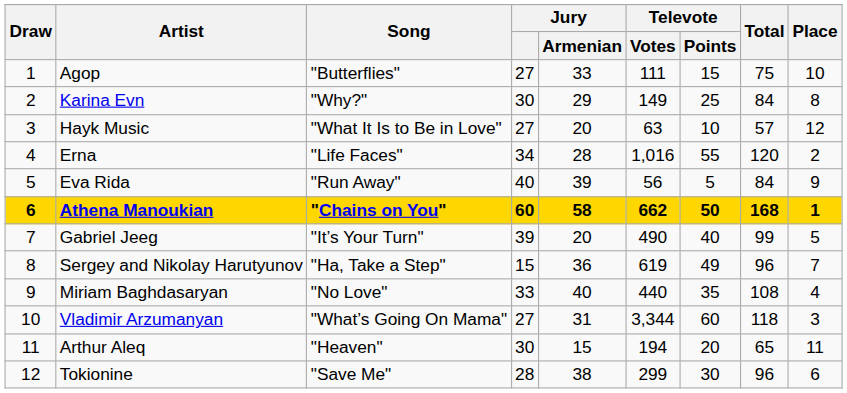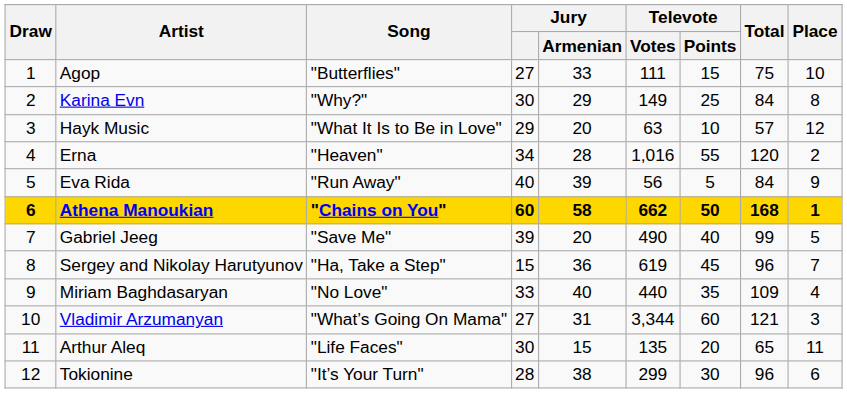(525, 127) 27 -> (525, 127) 29
(357, 155) "Life Faces" -> (347, 155) "Heaven"
(367, 237) "It’s Your Turn" -> (351, 237) "Save Me"
(710, 264) 49 -> (710, 264) 45
(764, 292) 108 -> (764, 292) 109
(764, 319) 118 -> (764, 319) 121
(347, 347) "Heaven" -> (357, 347) "Life Faces"
(653, 347) 194 -> (653, 347) 135
(351, 374) "Save Me" -> (367, 374) "It’s Your Turn"
